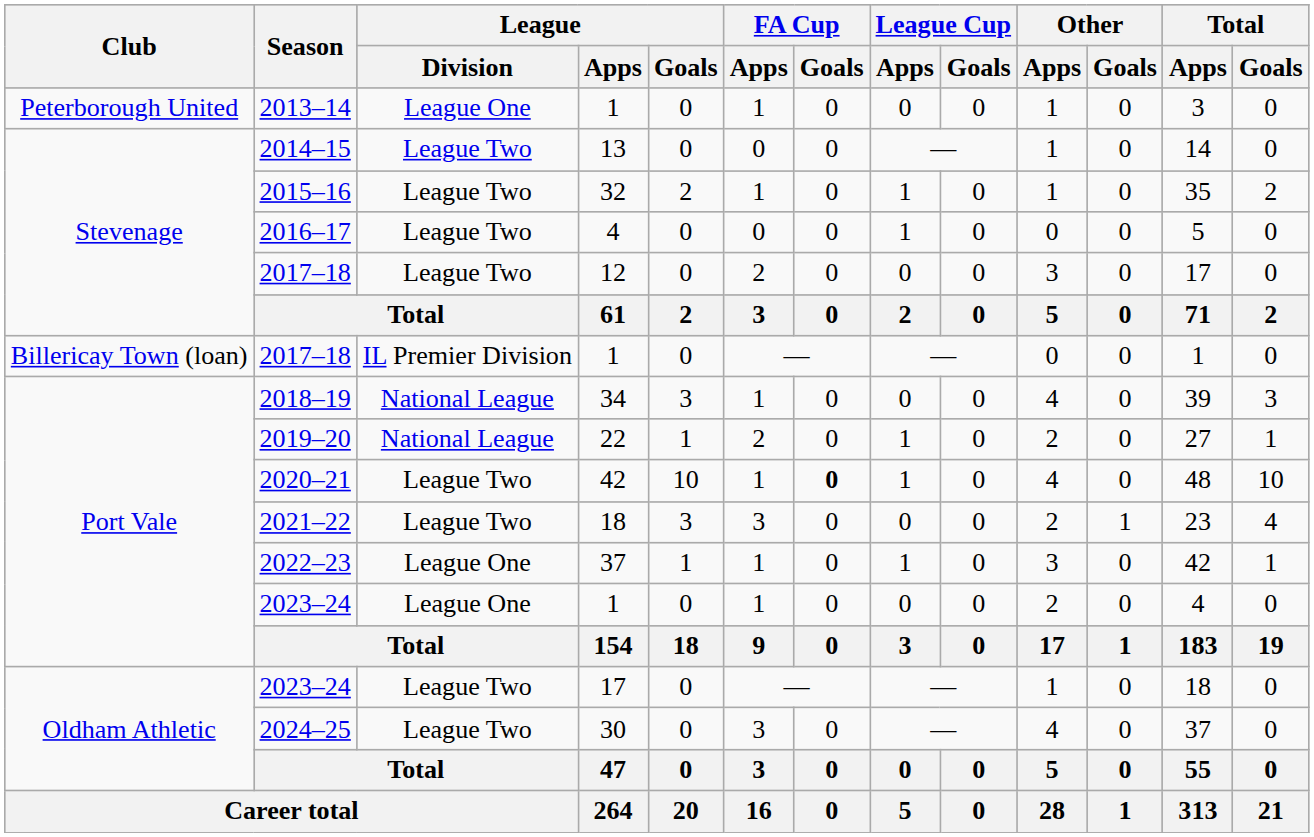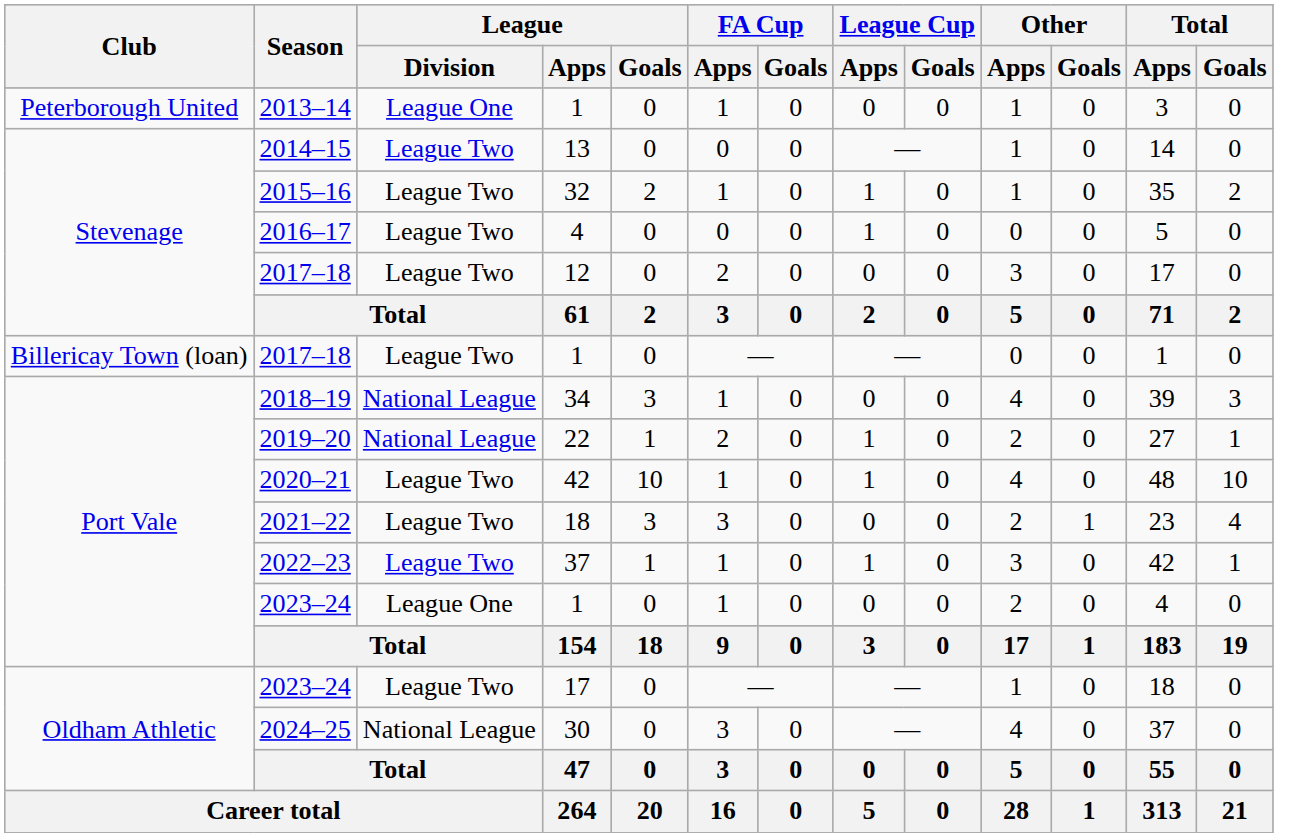(467, 356) IL Premier Division -> (449, 356) League Two
(832, 480) bold -> (796, 480) normal
(467, 562) League One -> (449, 562) League Two
(467, 728) League Two -> (449, 728) National League
